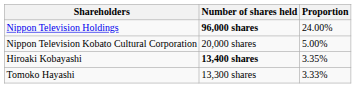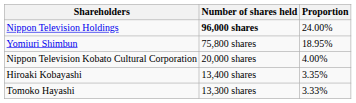+ row: (42, 43)
(315, 43) 5.00% -> (315, 59) 4.00%
(230, 59) bold -> (229, 75) normal
